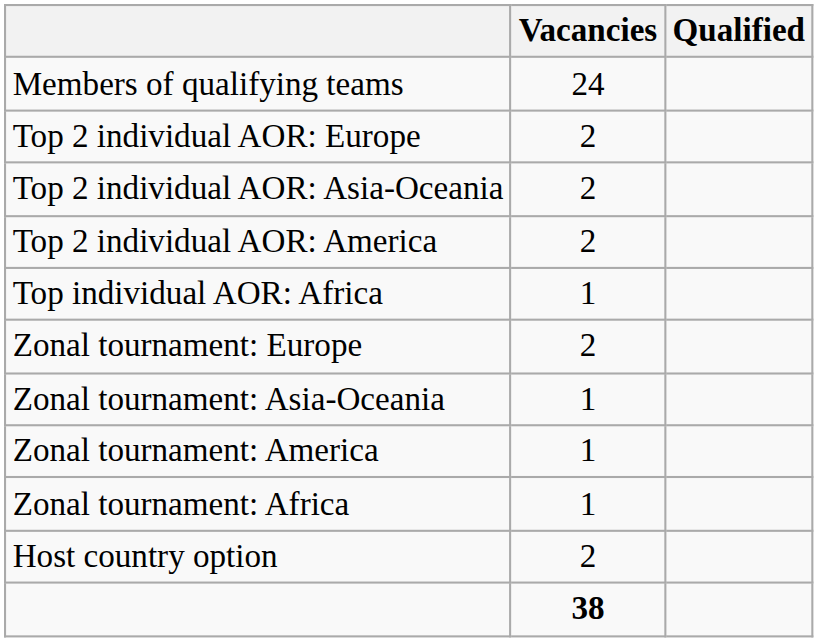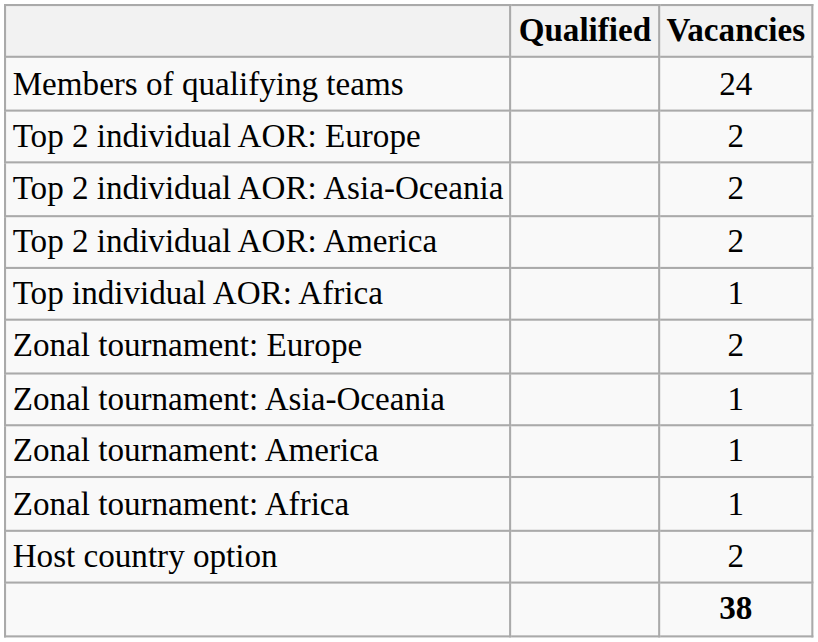columns swapped: (588, 30) <-> (739, 30)
